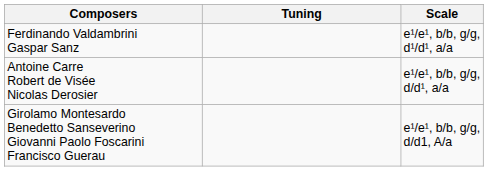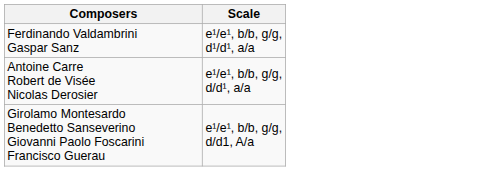- column: (302, 14)
